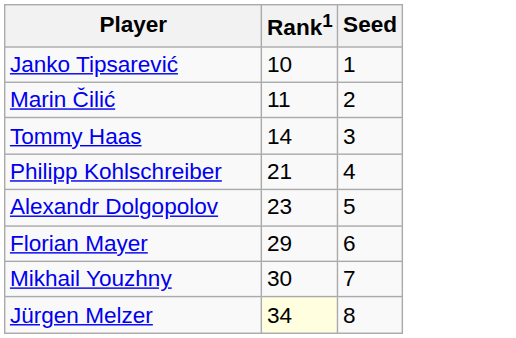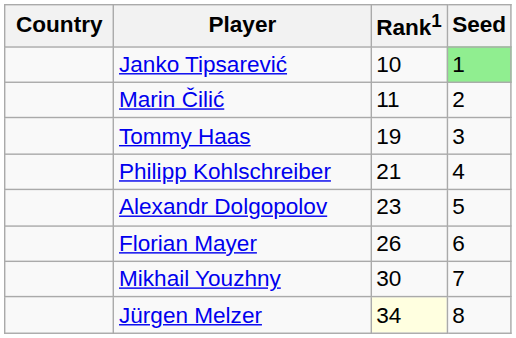+ column: (59, 25)
(349, 64) no background -> (458, 64) lightgreen background
(280, 135) 14 -> (389, 135) 19
(280, 243) 29 -> (389, 243) 26
